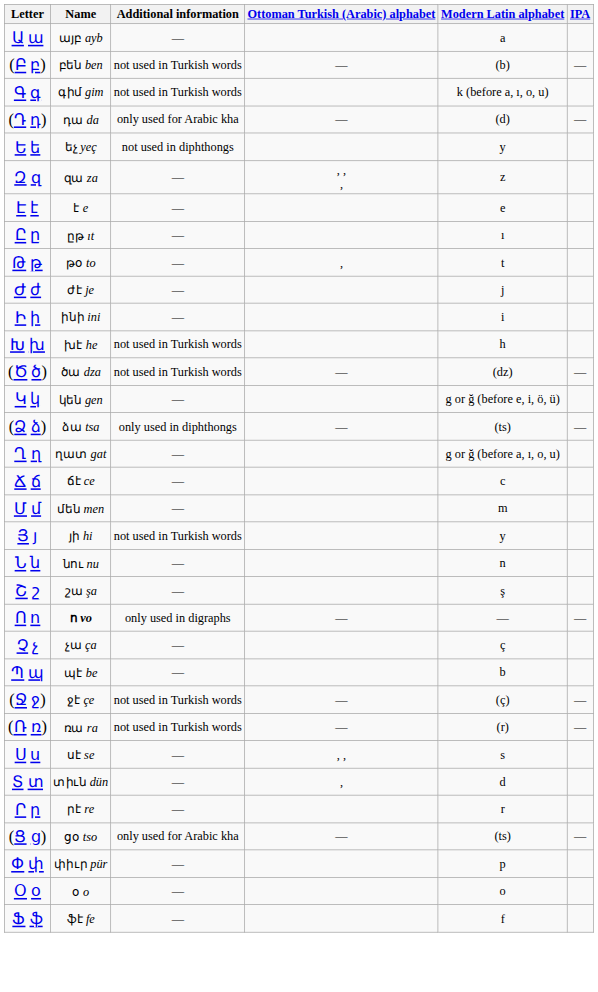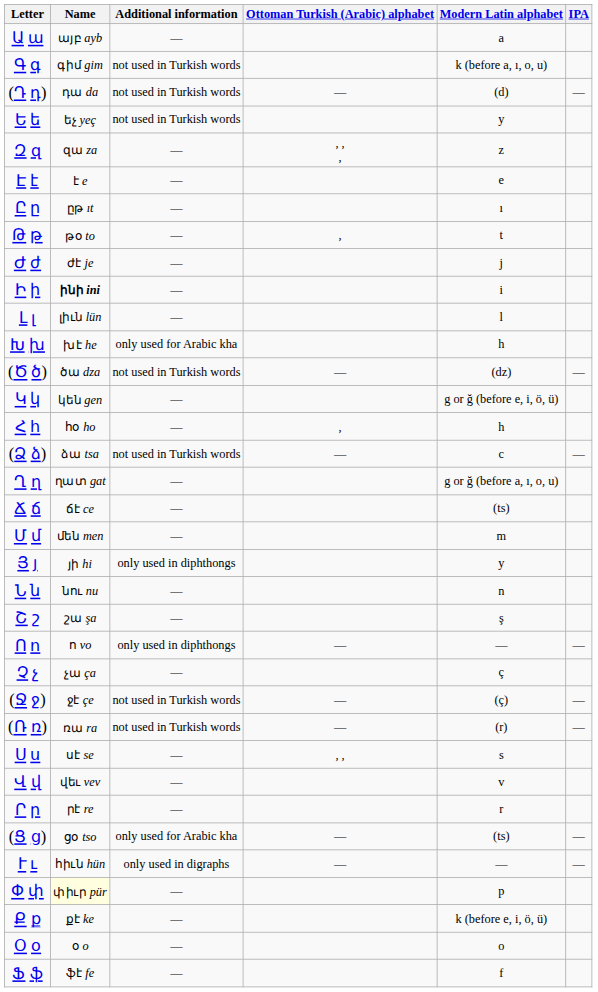- row: (27, 65)
(178, 119) only used for Arabic kha -> (176, 92) not used in Turkish words
(178, 147) not used in diphthongs -> (176, 119) not used in Turkish words
(81, 317) normal -> (80, 290) bold
+ row: (27, 317)
(178, 344) not used in Turkish words -> (176, 344) only used for Arabic kha
+ row: (27, 426)
(178, 426) only used in diphthongs -> (176, 453) not used in Turkish words
(503, 426) (ts) -> (501, 453) c
(503, 481) c -> (501, 508) (ts)
(178, 535) not used in Turkish words -> (176, 563) only used in diphthongs
(81, 618) bold -> (80, 645) normal
(178, 617) only used in digraphs -> (176, 645) only used in diphthongs
- row: (27, 672)
+ row: (27, 782)
- row: (27, 782)
+ row: (27, 864)
(81, 864) no background -> (80, 891) lightyellow background
+ row: (27, 918)
